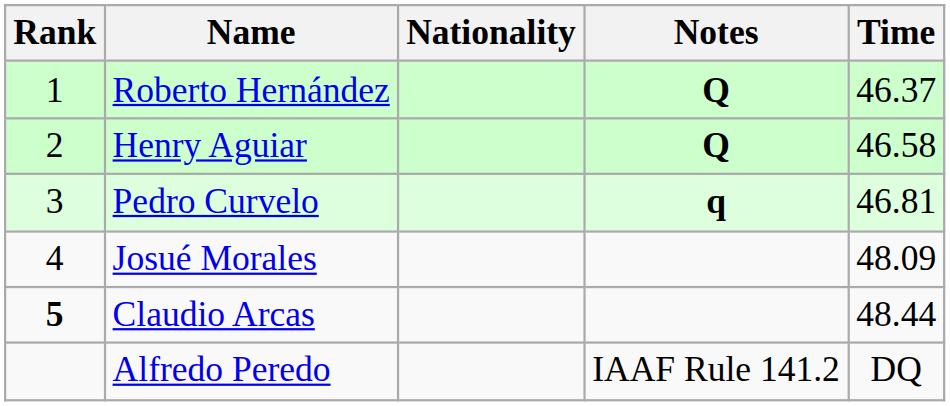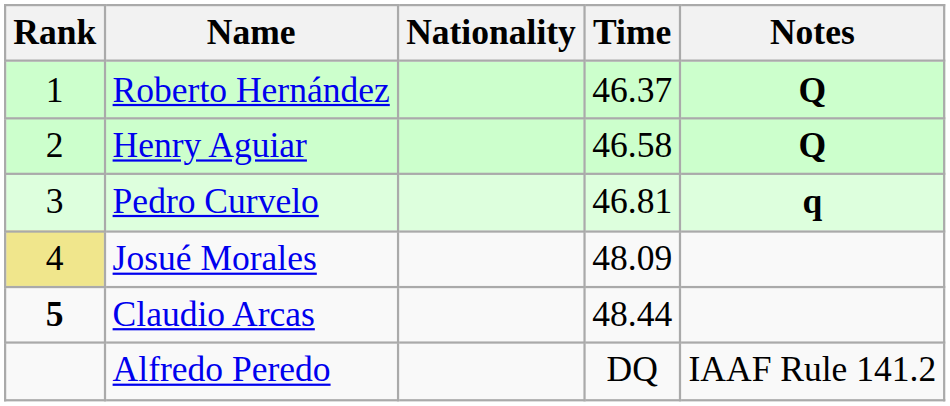columns swapped: (896, 32) <-> (716, 32)
(55, 257) no background -> (55, 257) khaki background
